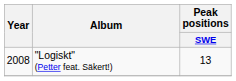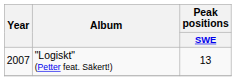(18, 61) 2008 -> (18, 61) 2007
